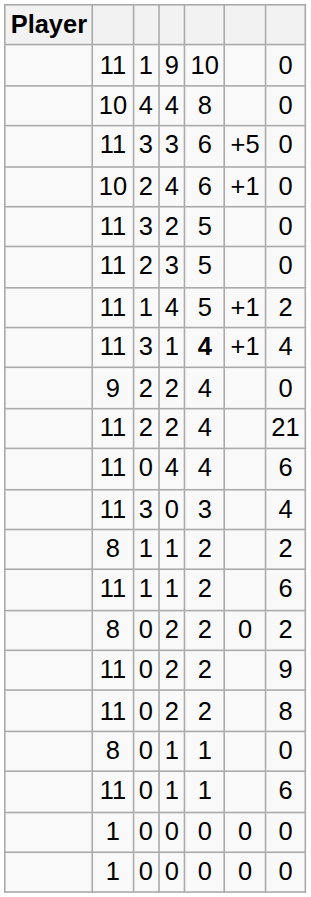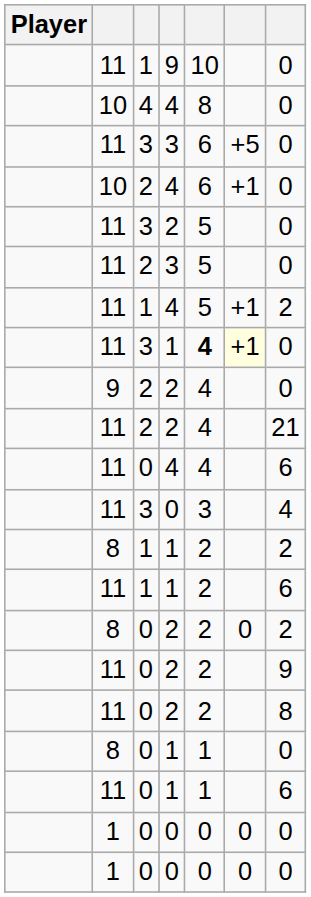(245, 347) no background -> (245, 347) lightyellow background
(285, 347) 4 -> (285, 347) 0
